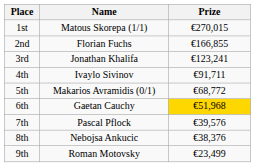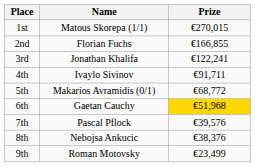(209, 59) €123,241 -> (209, 59) €122,241
